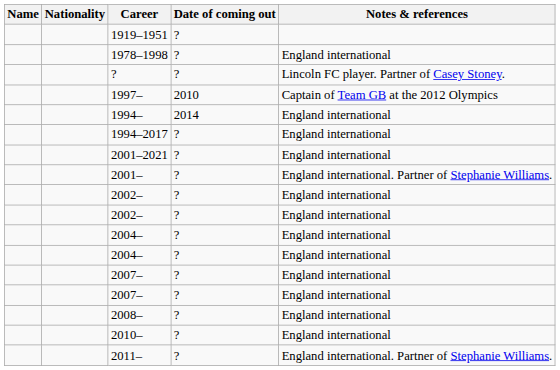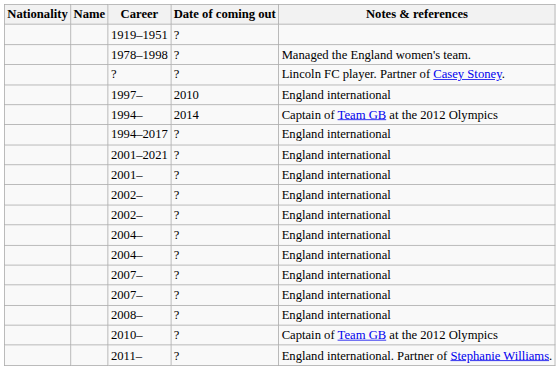columns swapped: (23, 14) <-> (75, 14)
(336, 54) England international -> (376, 54) Managed the England women's team.
(390, 94) Captain of Team GB at the 2012 Olympics -> (336, 94) England international
(336, 114) England international -> (390, 114) Captain of Team GB at the 2012 Olympics
(417, 174) England international. Partner of Stephanie Williams. -> (336, 174) England international
(336, 335) England international -> (390, 335) Captain of Team GB at the 2012 Olympics
